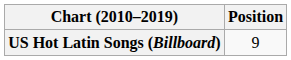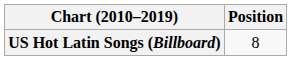(256, 42) 9 -> (256, 42) 8
